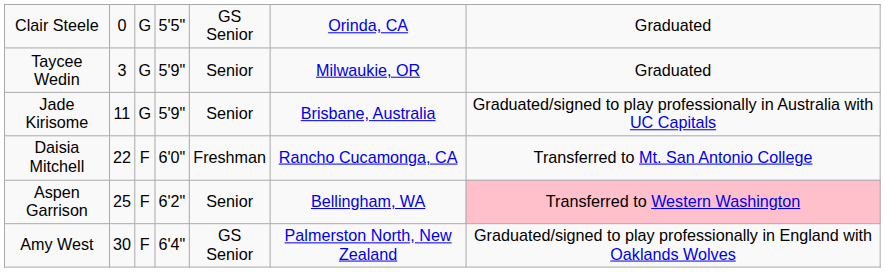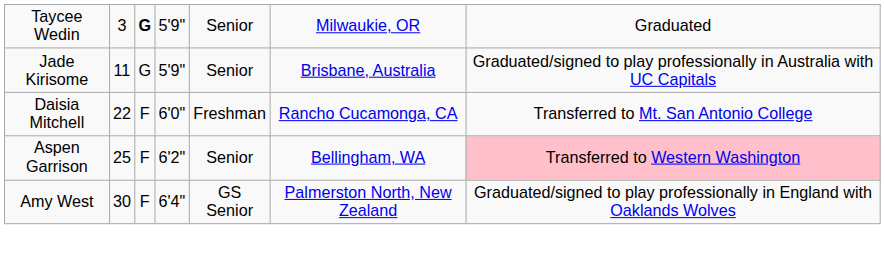- row: (57, 26)
(145, 70) normal -> (145, 26) bold
